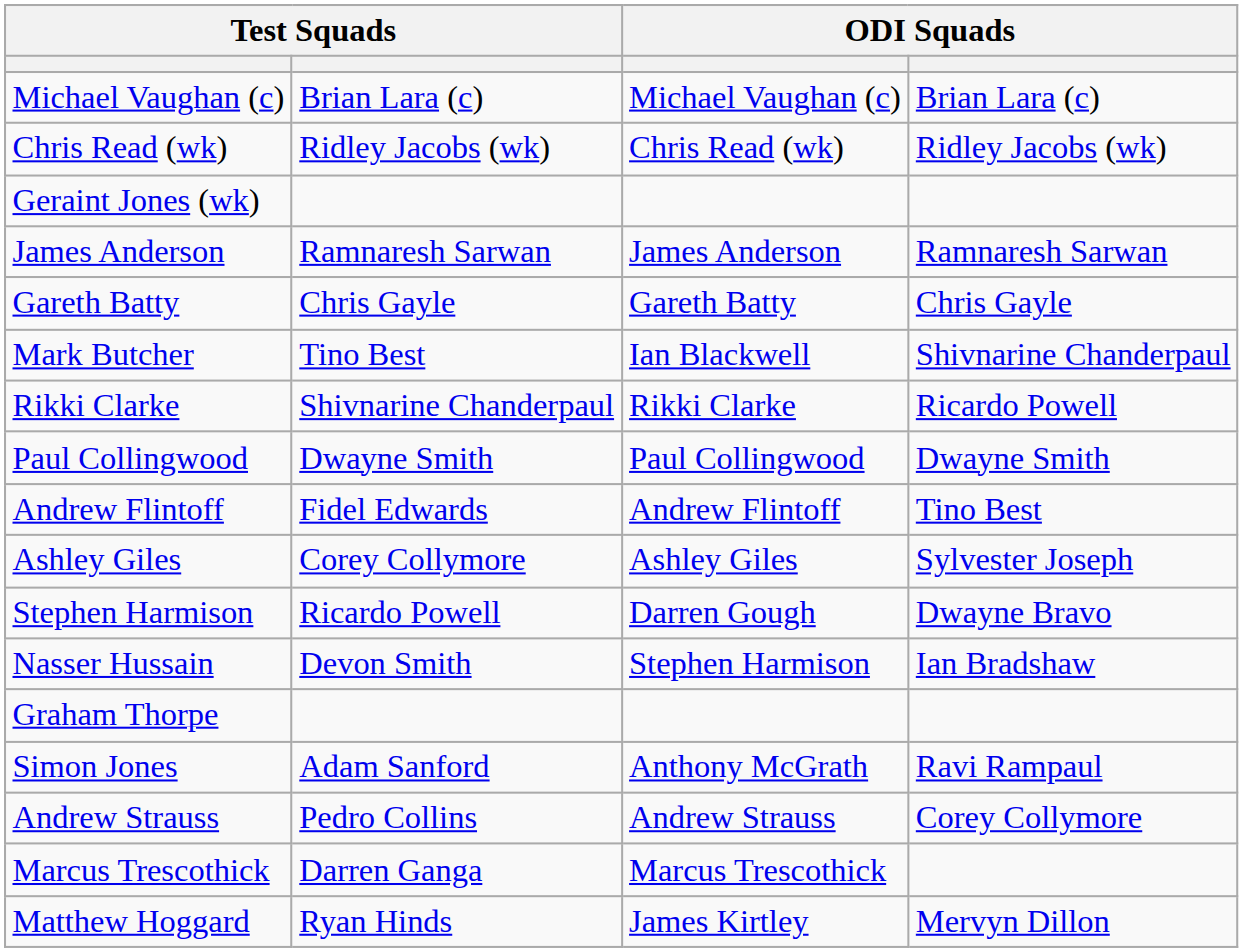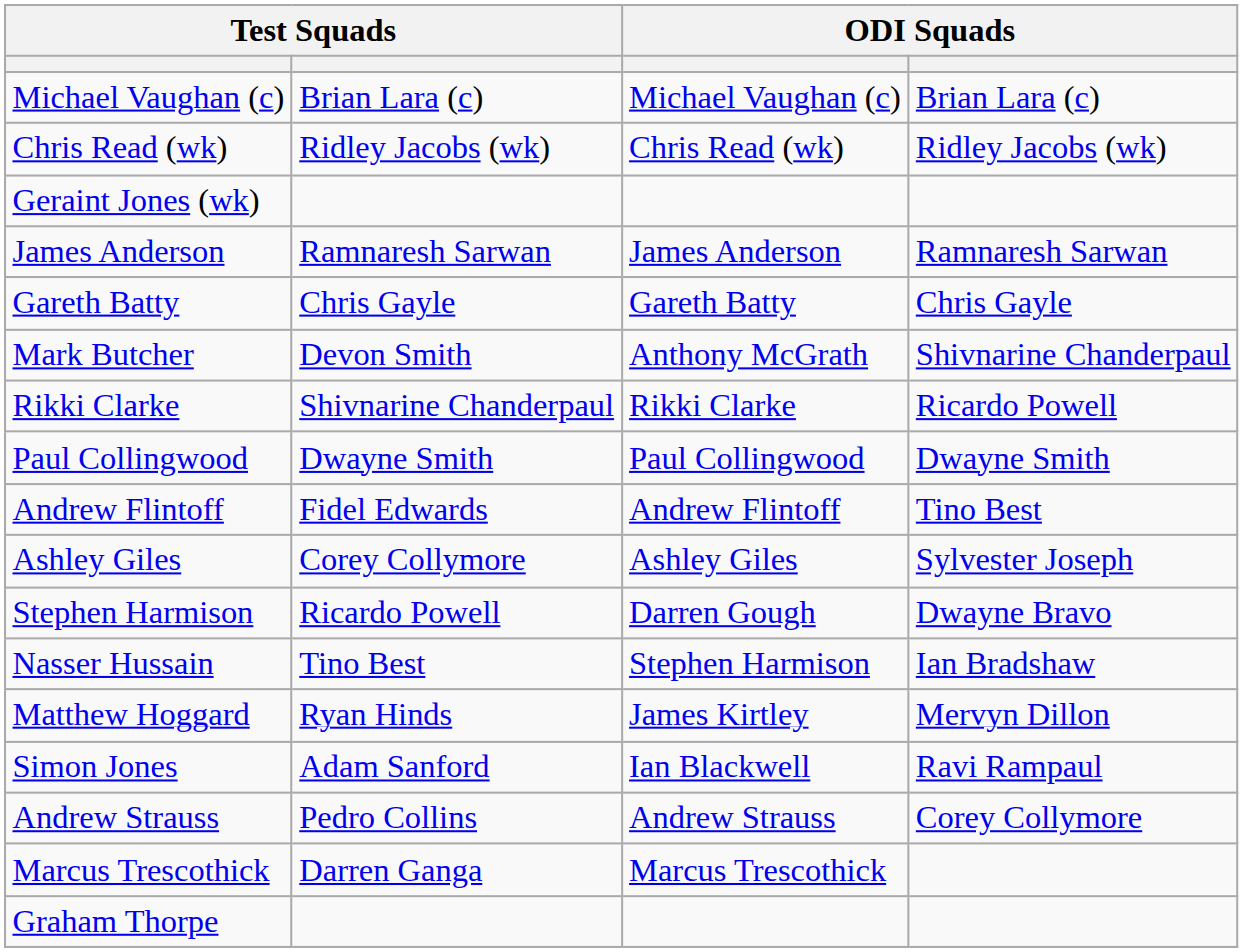(362, 354) Tino Best -> (385, 354) Devon Smith
(720, 354) Ian Blackwell -> (749, 354) Anthony McGrath
(385, 663) Devon Smith -> (362, 663) Tino Best
rows swapped: (131, 920) <-> (115, 714)
(749, 766) Anthony McGrath -> (720, 766) Ian Blackwell
